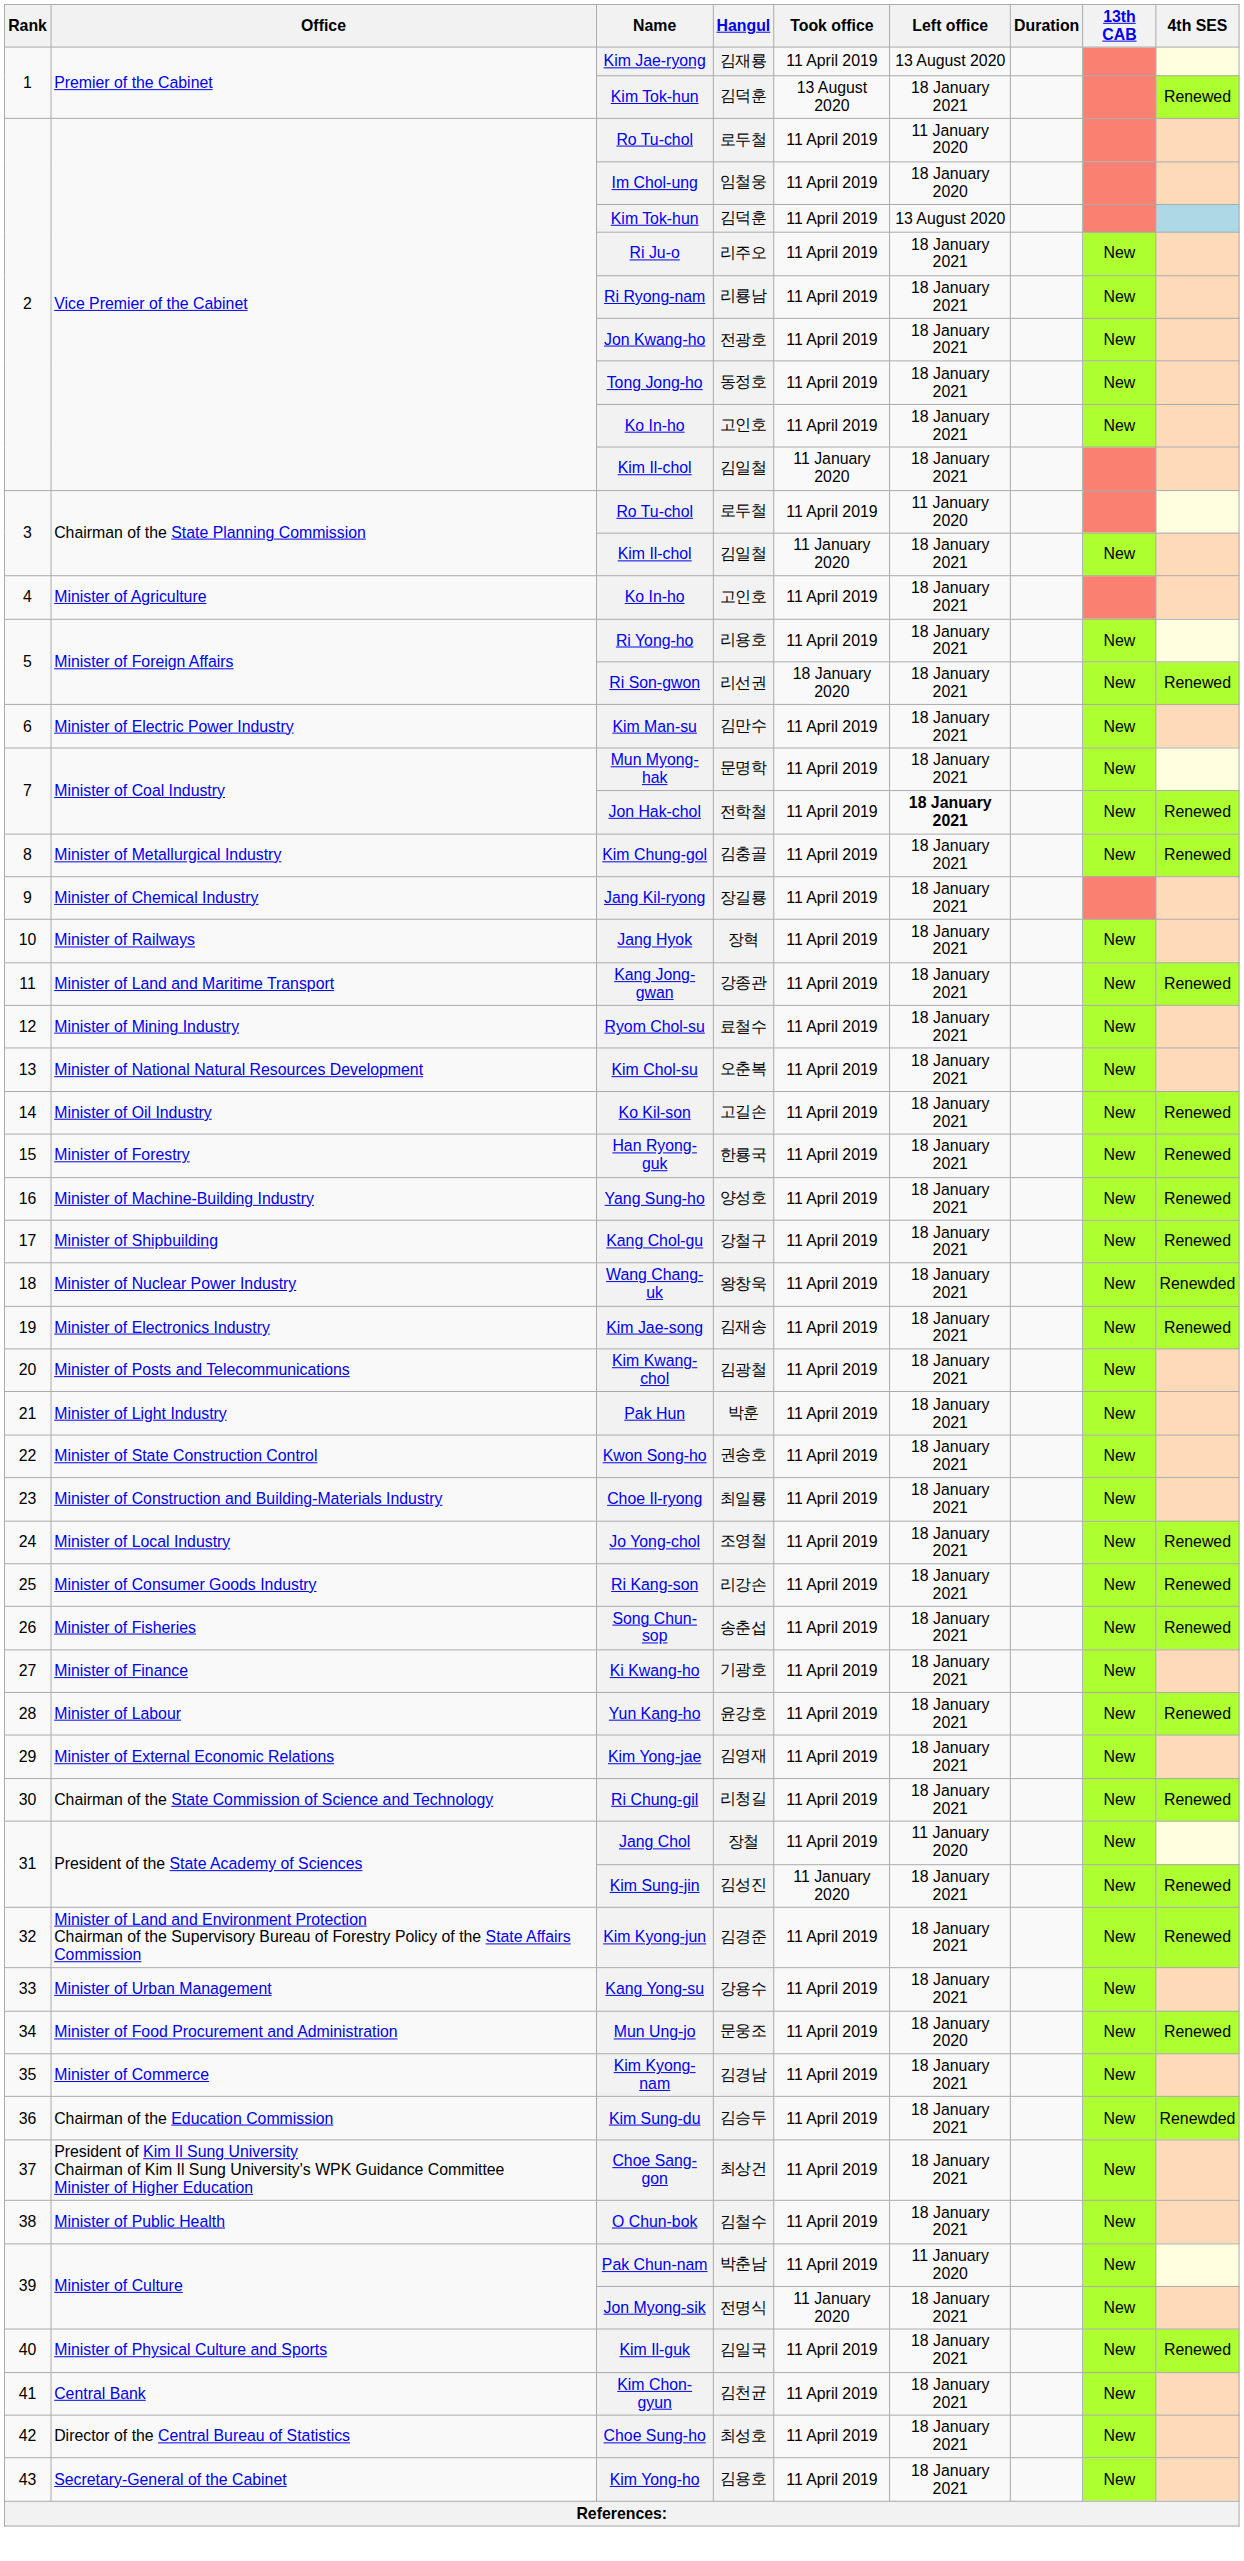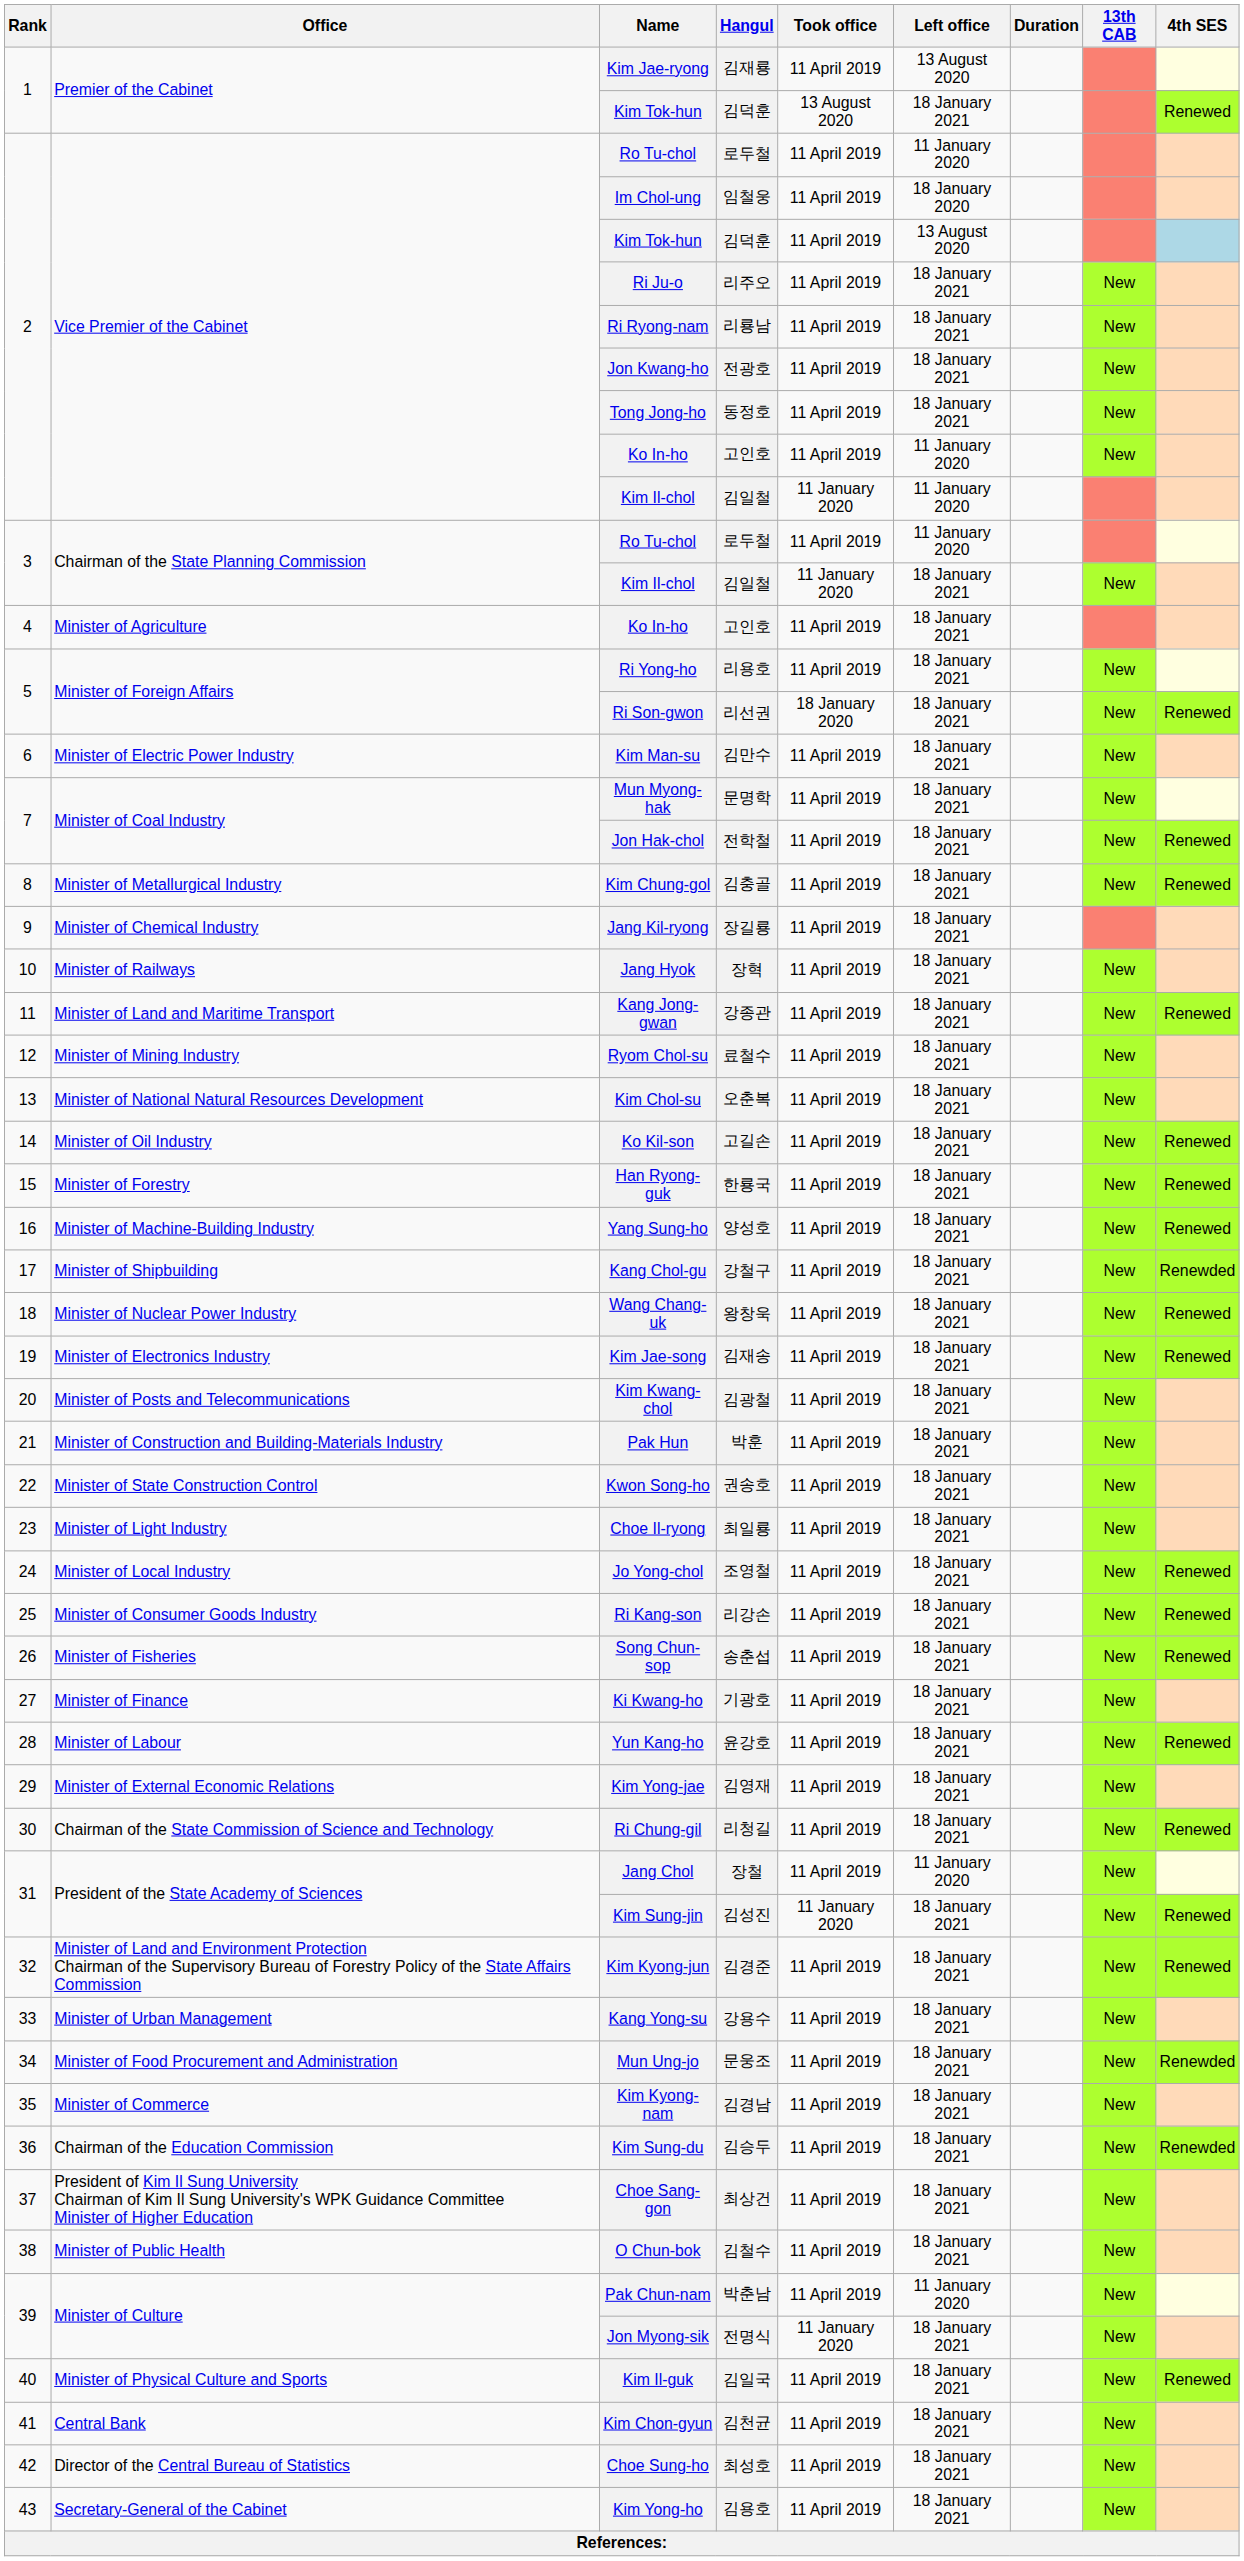(950, 425) 18 January 2021 -> (952, 455) 11 January 2020
(950, 468) 18 January 2021 -> (952, 498) 11 January 2020
(950, 812) bold -> (952, 841) normal
(1197, 1241) Renewed -> (1197, 1271) Renewded
(1197, 1284) Renewded -> (1197, 1314) Renewed
(140, 1413) Minister of Light Industry -> (248, 1443) Minister of Construction and Building-Materials Industry
(248, 1499) Minister of Construction and Building-Materials Industry -> (140, 1528) Minister of Light Industry
(950, 2032) 18 January 2020 -> (952, 2062) 18 January 2021
(1197, 2032) Renewed -> (1197, 2062) Renewded
